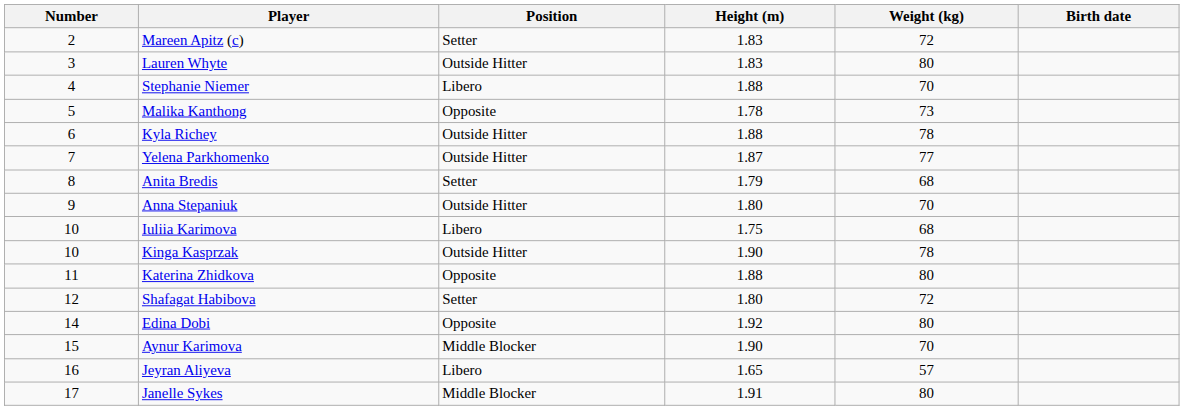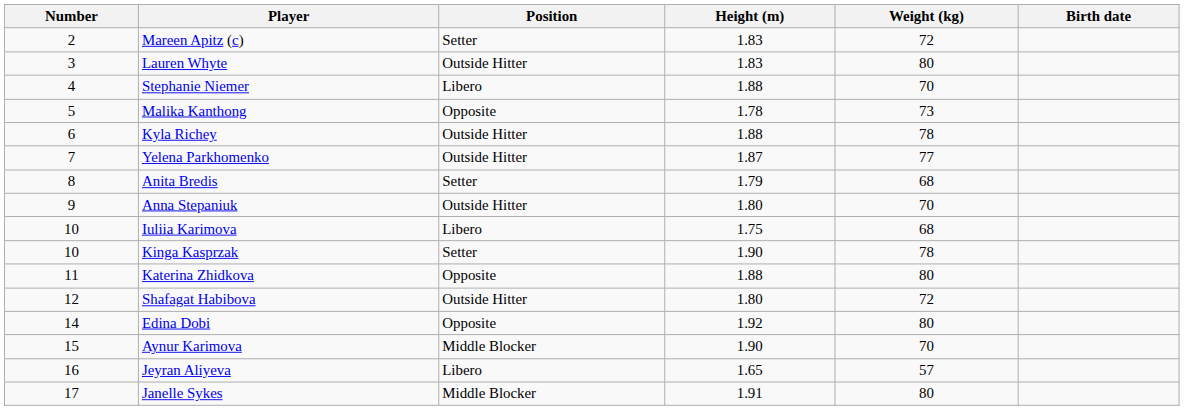(485, 252) Outside Hitter -> (460, 252) Setter
(460, 299) Setter -> (485, 299) Outside Hitter
